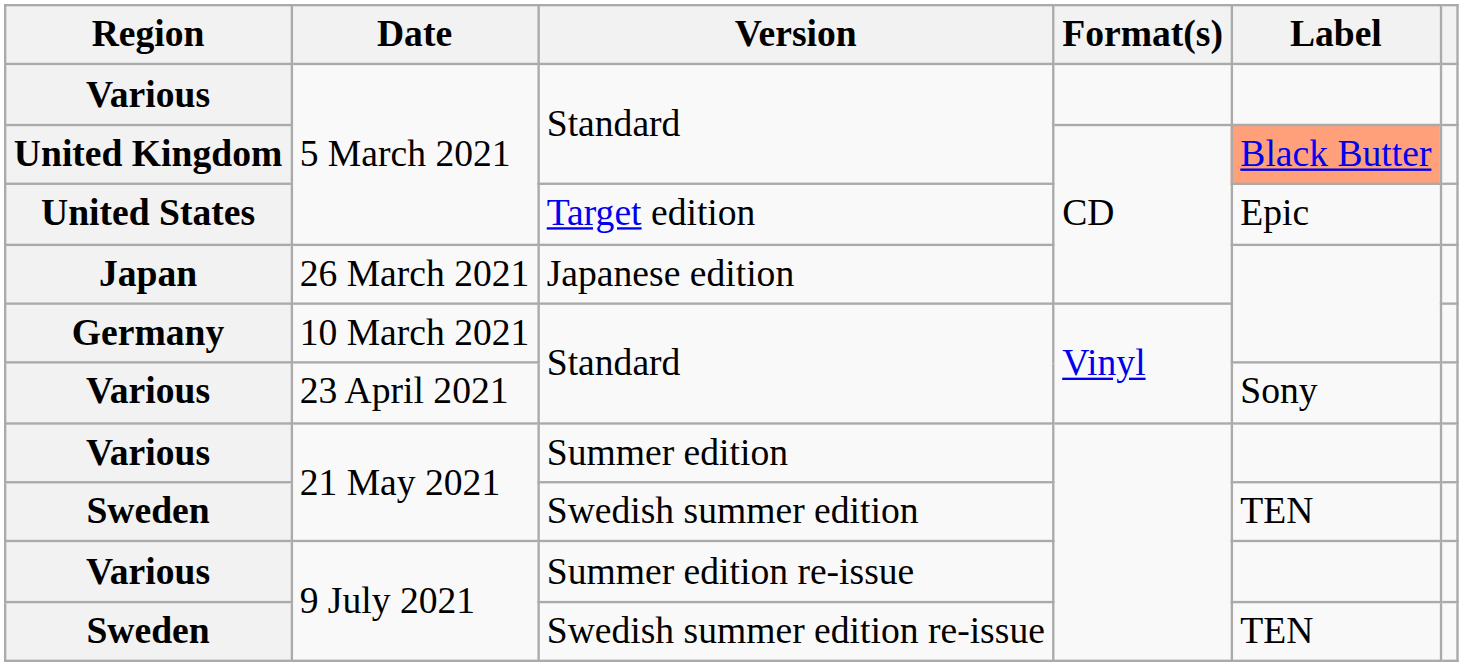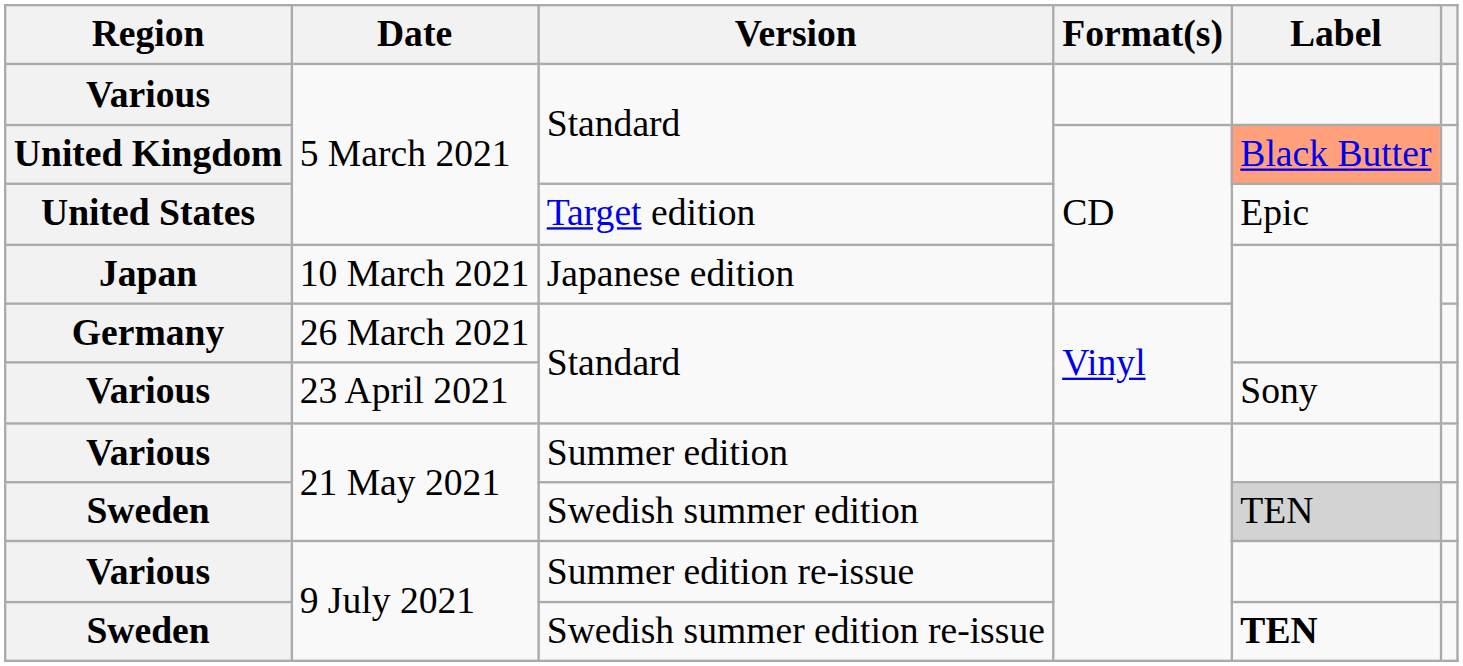(415, 272) 26 March 2021 -> (415, 272) 10 March 2021
(415, 332) 10 March 2021 -> (415, 332) 26 March 2021
(1277, 511) no background -> (1277, 511) lightgrey background
(1277, 630) normal -> (1279, 630) bold
